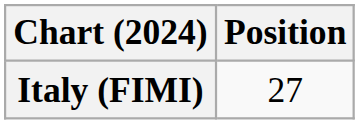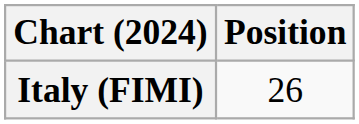(285, 88) 27 -> (285, 88) 26
